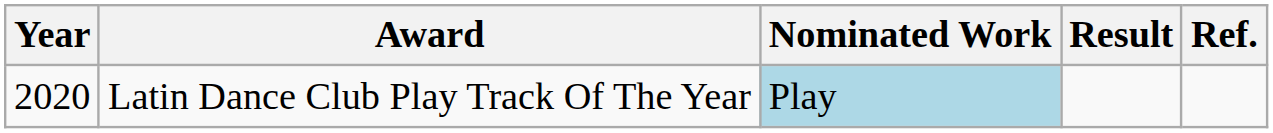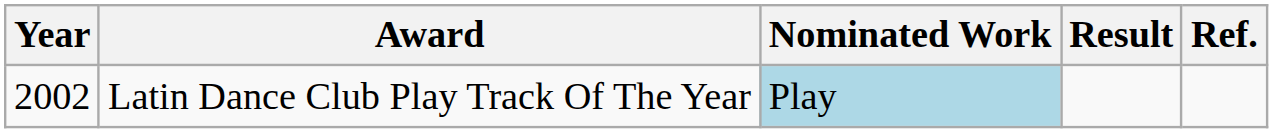(52, 95) 2020 -> (52, 95) 2002
